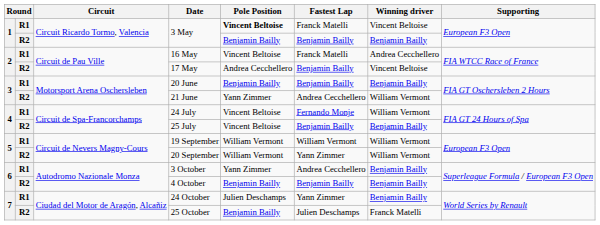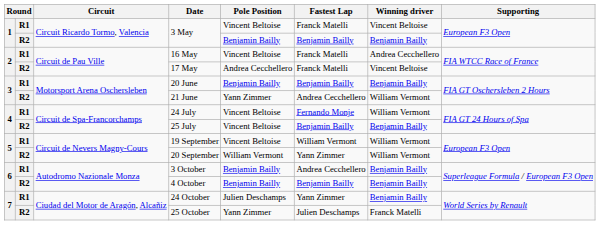(253, 25) bold -> (252, 25) normal
(325, 68) Benjamin Bailly -> (322, 68) Franck Matelli
(253, 140) William Vermont -> (252, 140) Vincent Beltoise
(247, 169) Yann Zimmer -> (252, 169) Benjamin Bailly
(252, 212) Benjamin Bailly -> (247, 212) Yann Zimmer
